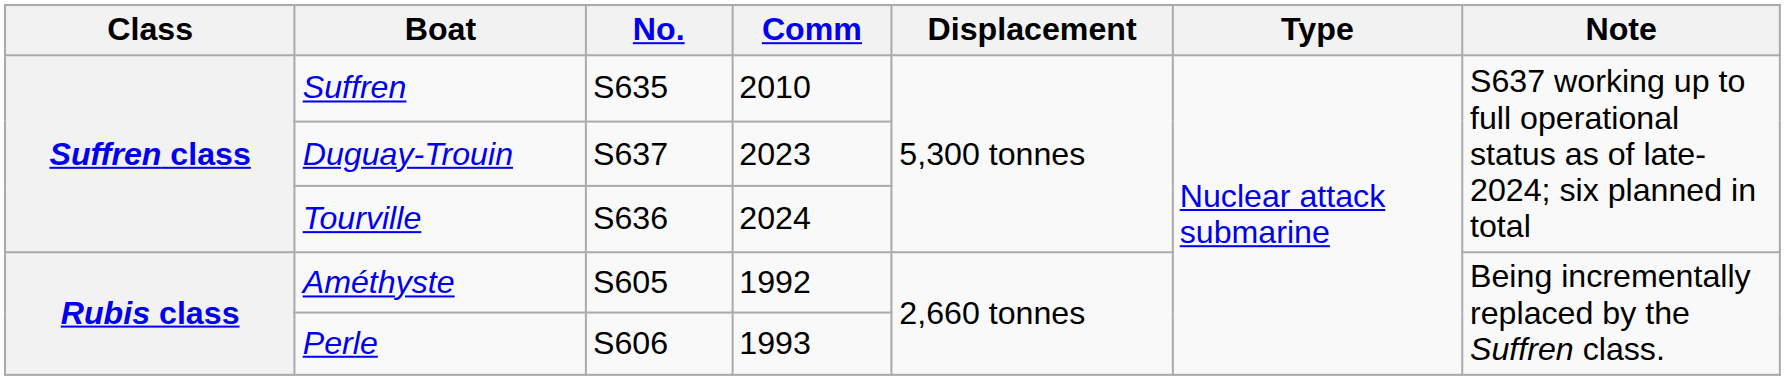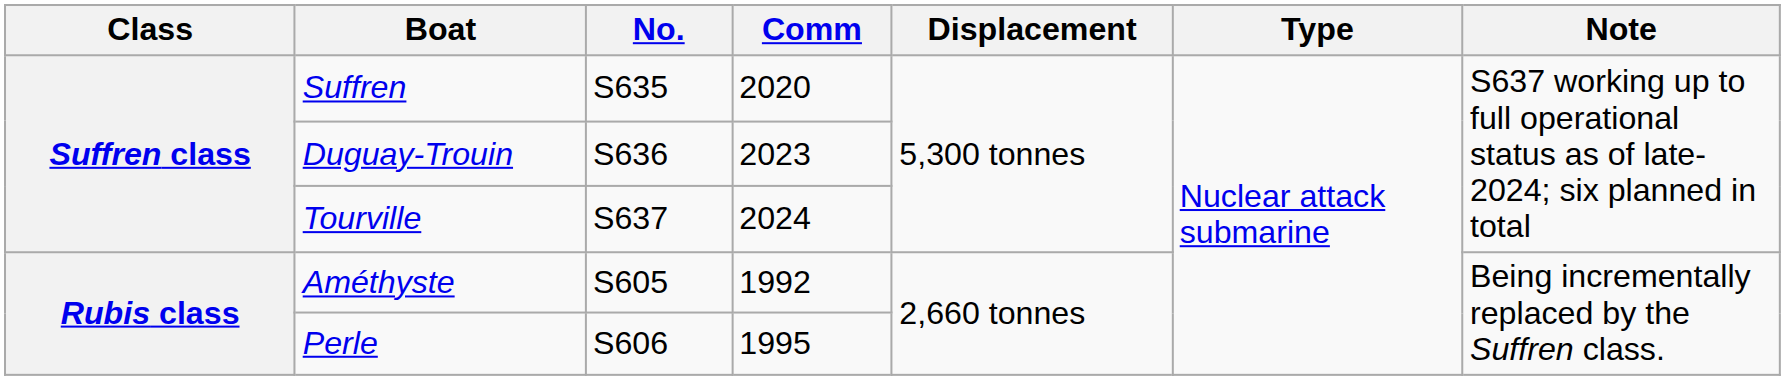(775, 88) 2010 -> (775, 88) 2020
(631, 153) S637 -> (631, 153) S636
(631, 218) S636 -> (631, 218) S637
(775, 343) 1993 -> (775, 343) 1995
